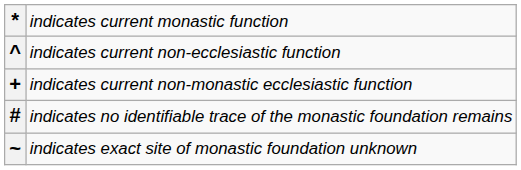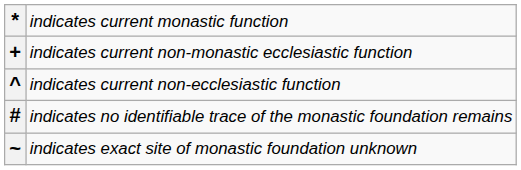rows swapped: (15, 84) <-> (15, 52)
